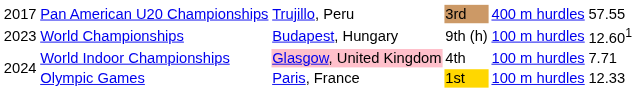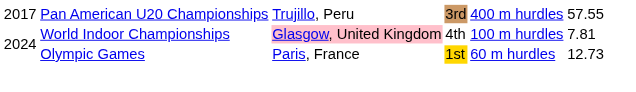- row: (112, 36)
(603, 58) 7.71 -> (581, 34) 7.81
(538, 78) 100 m hurdles -> (513, 54) 60 m hurdles
(607, 78) 12.33 -> (586, 54) 12.73
